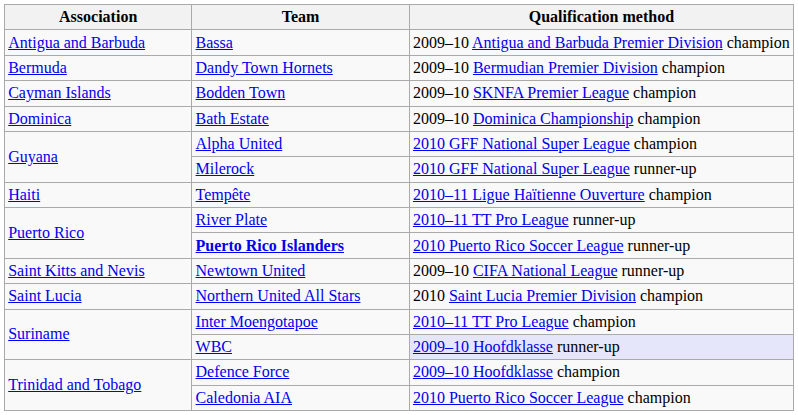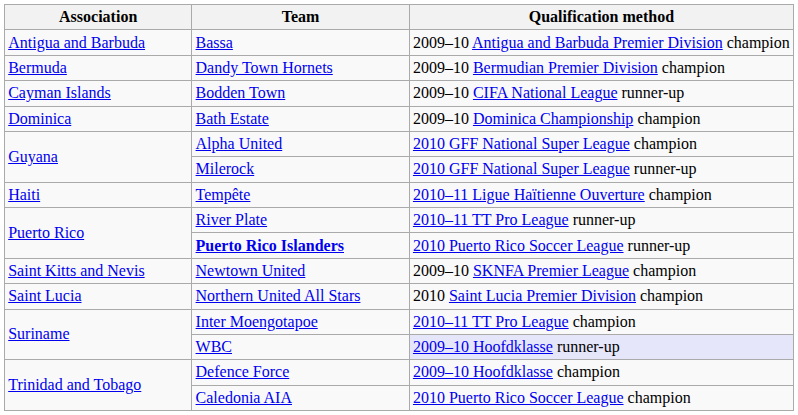(555, 93) 2009–10 SKNFA Premier League champion -> (549, 93) 2009–10 CIFA National League runner-up
(549, 270) 2009–10 CIFA National League runner-up -> (555, 270) 2009–10 SKNFA Premier League champion
